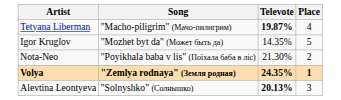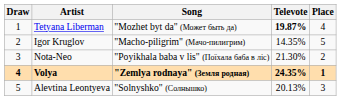+ column: (18, 12)
(166, 27) "Macho-piligrim" (Мачо-пилигрим) -> (176, 27) "Mozhet byt da" (Может быть да)
(162, 42) "Mozhet byt da" (Может быть да) -> (180, 42) "Macho-piligrim" (Мачо-пилигрим)
(277, 88) bold -> (291, 88) normal
